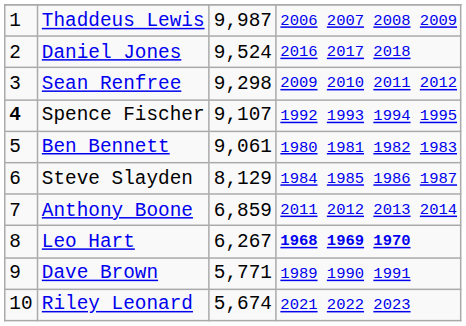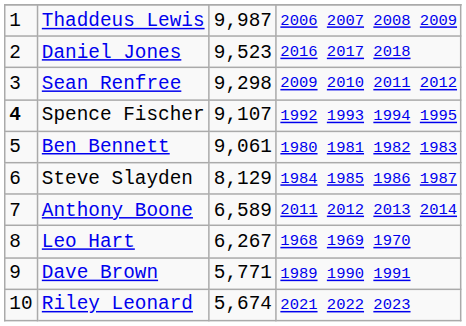(243, 52) 9,524 -> (243, 52) 9,523
(243, 210) 6,859 -> (243, 210) 6,589
(345, 242) bold -> (345, 242) normal
